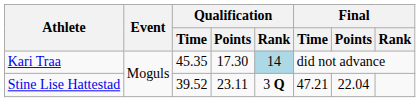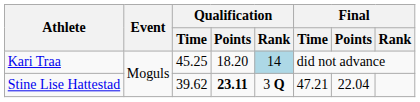(192, 62) 45.35 -> (192, 62) 45.25
(233, 62) 17.30 -> (233, 62) 18.20
(192, 85) 39.52 -> (192, 85) 39.62
(233, 85) normal -> (233, 85) bold
